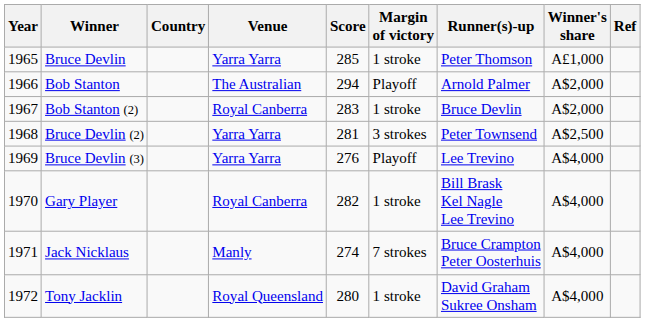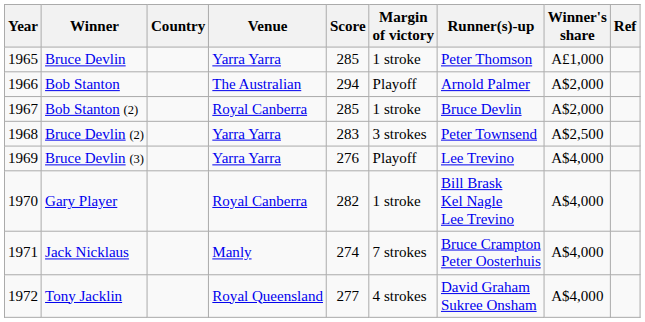(348, 109) 283 -> (348, 109) 285
(348, 134) 281 -> (348, 134) 283
(348, 295) 280 -> (348, 295) 277
(397, 295) 1 stroke -> (400, 295) 4 strokes
